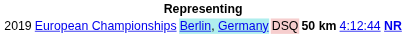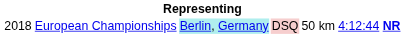(18, 26) 2019 -> (18, 26) 2018
(319, 26) bold -> (318, 26) normal
